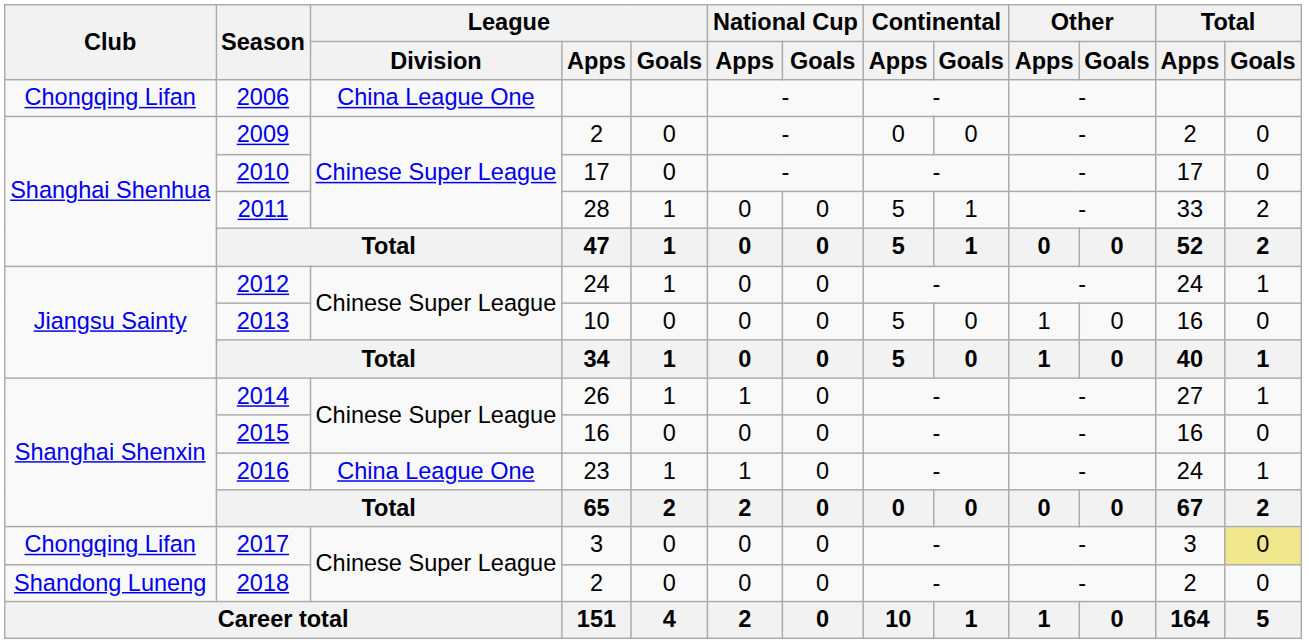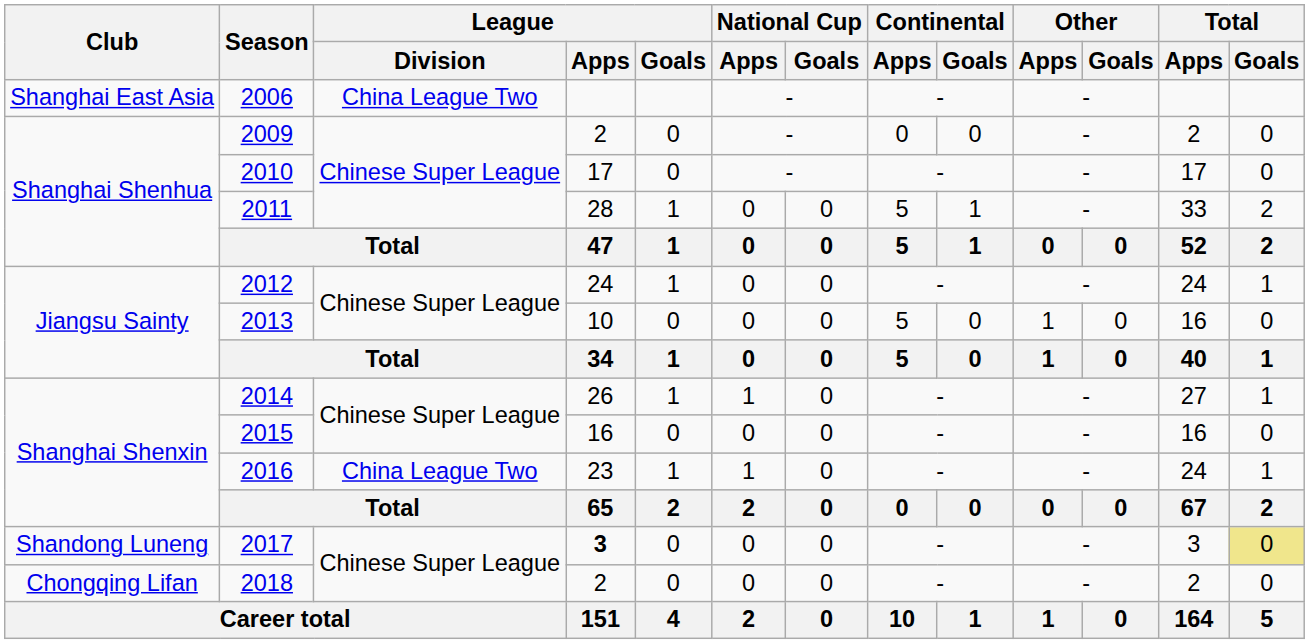(110, 97) Chongqing Lifan -> (112, 97) Shanghai East Asia
(436, 97) China League One -> (440, 97) China League Two
(436, 470) China League One -> (440, 470) China League Two
(110, 545) Chongqing Lifan -> (112, 545) Shandong Luneng
(596, 545) normal -> (600, 545) bold
(110, 582) Shandong Luneng -> (112, 582) Chongqing Lifan
